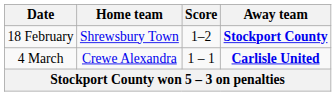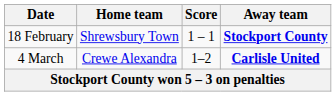(201, 36) 1–2 -> (201, 36) 1 – 1
(201, 58) 1 – 1 -> (201, 58) 1–2
